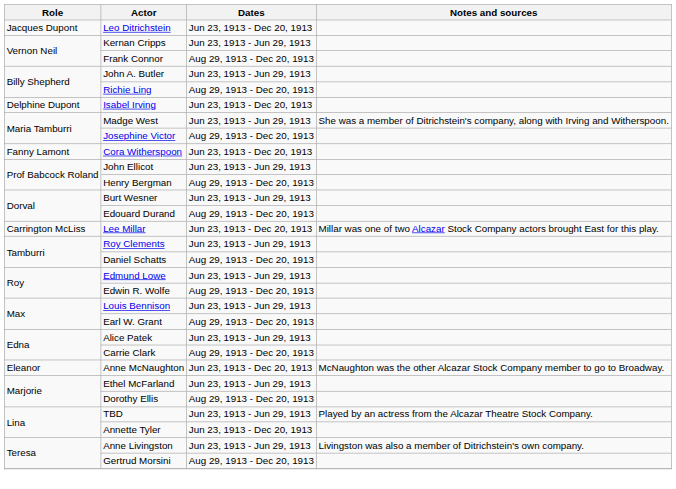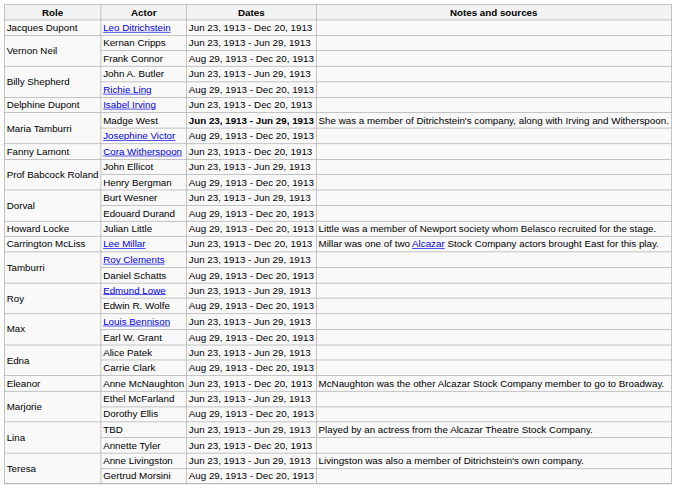(250, 121) normal -> (251, 121) bold
+ row: (128, 229)
